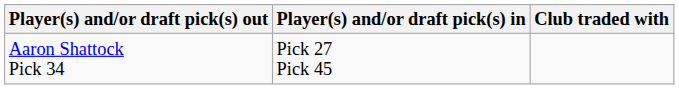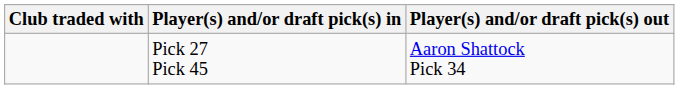columns swapped: (602, 19) <-> (138, 19)
